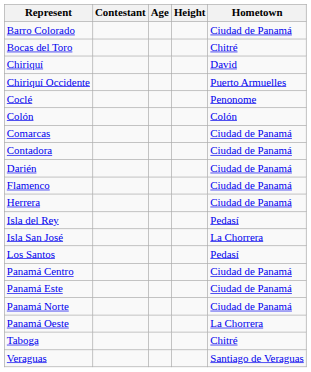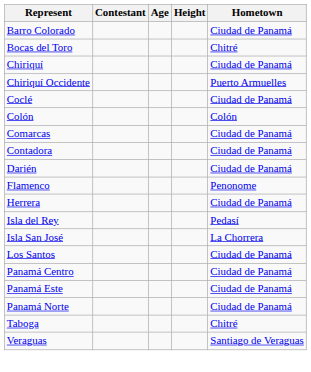(224, 64) David -> (251, 64) Ciudad de Panamá
(233, 99) Penonome -> (251, 99) Ciudad de Panamá
(251, 185) Ciudad de Panamá -> (233, 185) Penonome
(225, 254) Pedasí -> (251, 254) Ciudad de Panamá
- row: (38, 323)
